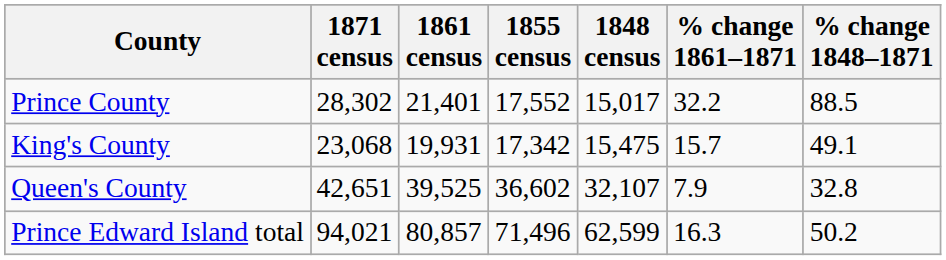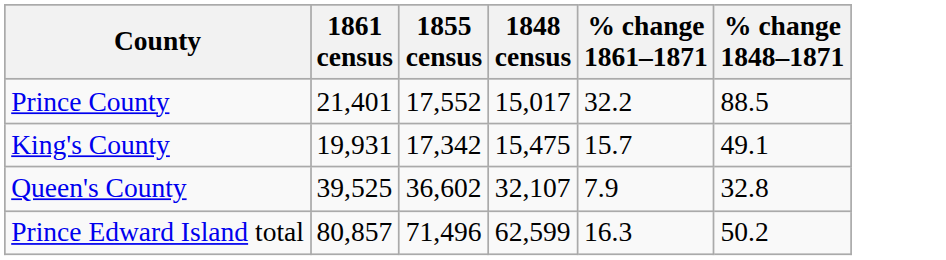- column: (355, 41)
